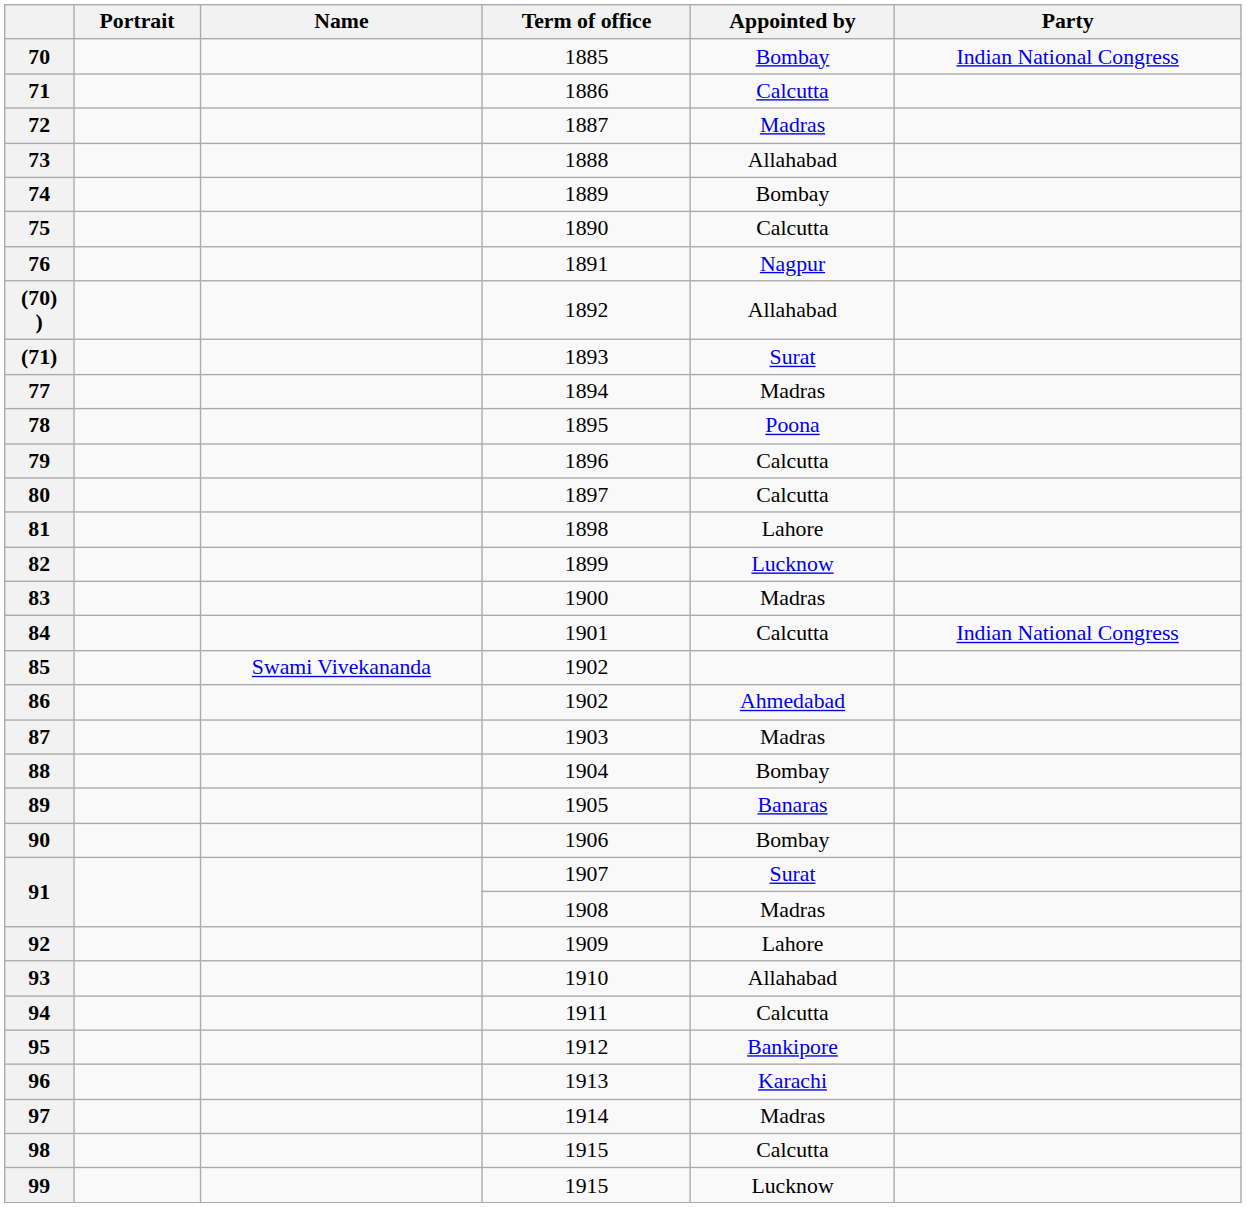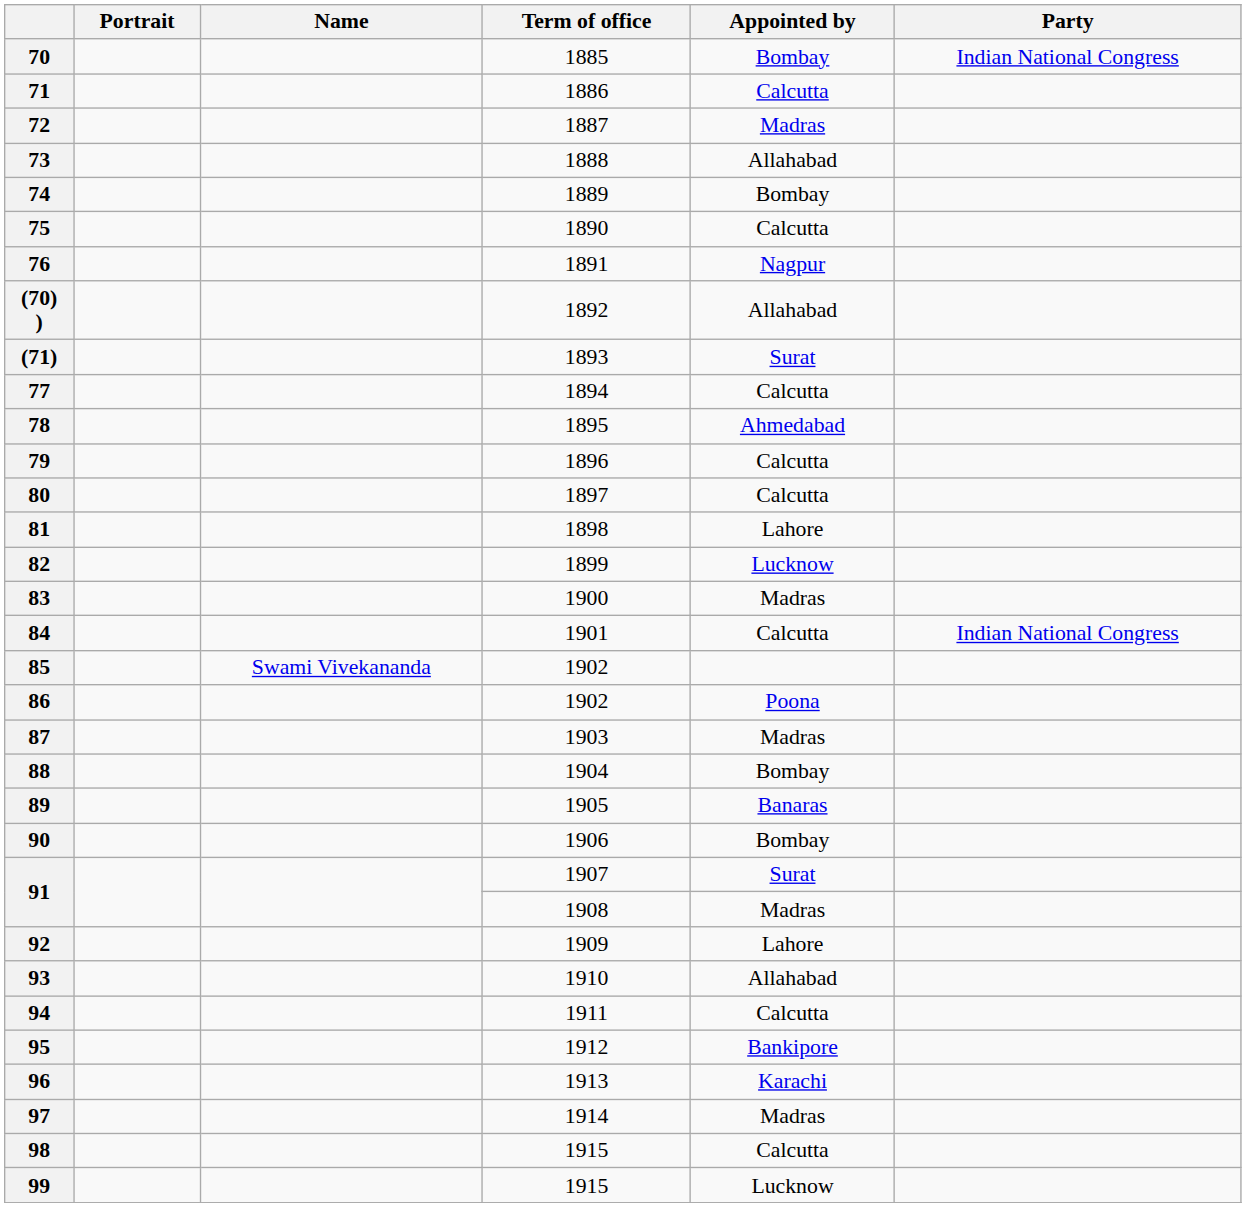(793, 391) Madras -> (793, 391) Calcutta
(793, 425) Poona -> (793, 425) Ahmedabad
(793, 701) Ahmedabad -> (793, 701) Poona
